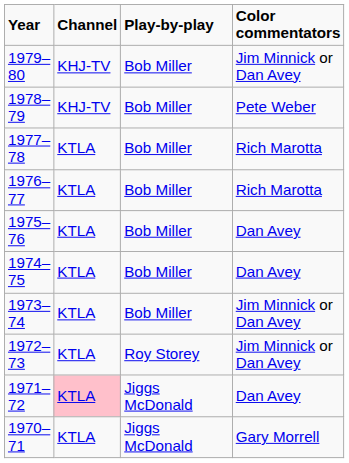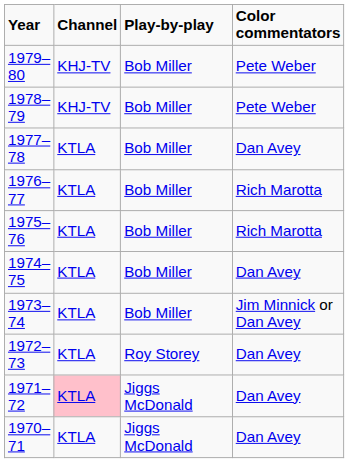(284, 66) Jim Minnick or Dan Avey -> (276, 66) Pete Weber
(279, 148) Rich Marotta -> (268, 148) Dan Avey
(268, 231) Dan Avey -> (279, 231) Rich Marotta
(284, 354) Jim Minnick or Dan Avey -> (268, 354) Dan Avey
(278, 437) Gary Morrell -> (268, 437) Dan Avey
